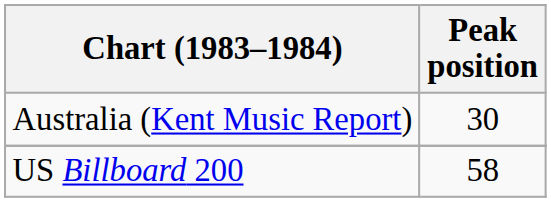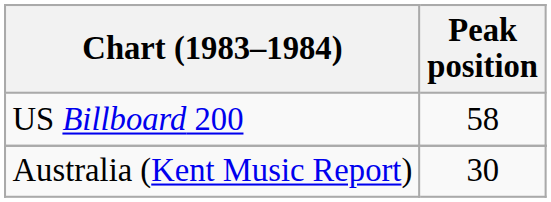rows swapped: (212, 118) <-> (128, 170)
